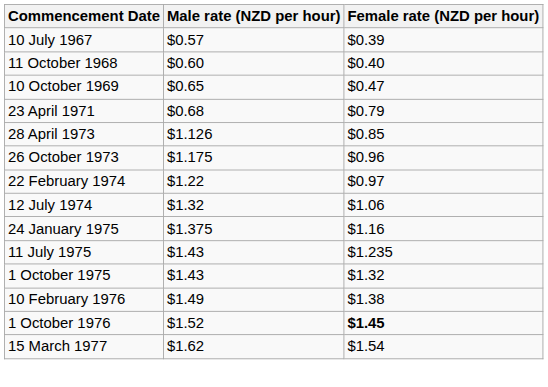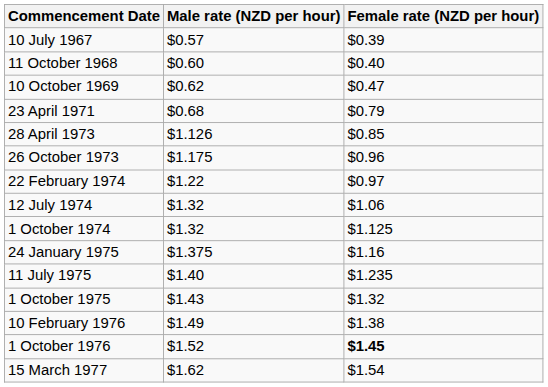(186, 87) $0.65 -> (186, 87) $0.62
+ row: (59, 228)
(186, 252) $1.43 -> (186, 275) $1.40
